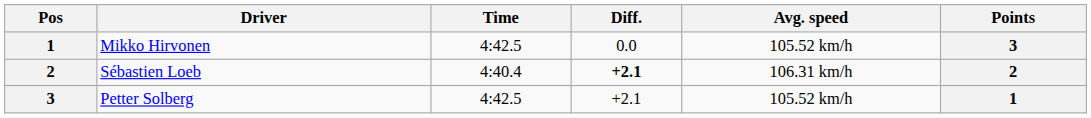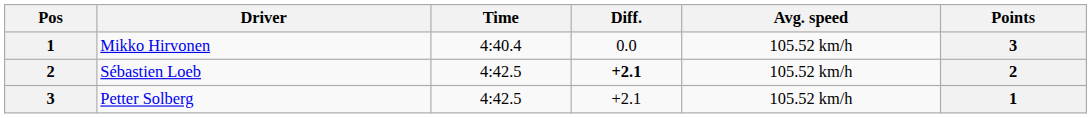(501, 45) 4:42.5 -> (501, 45) 4:40.4
(501, 72) 4:40.4 -> (501, 72) 4:42.5
(811, 72) 106.31 km/h -> (811, 72) 105.52 km/h
